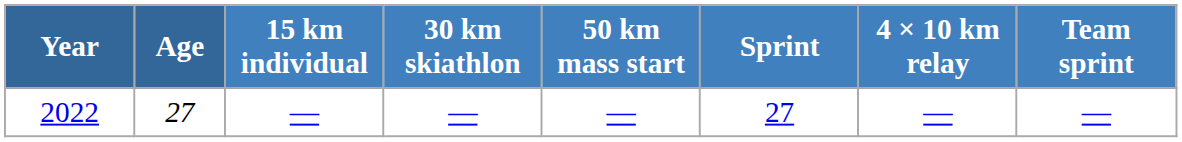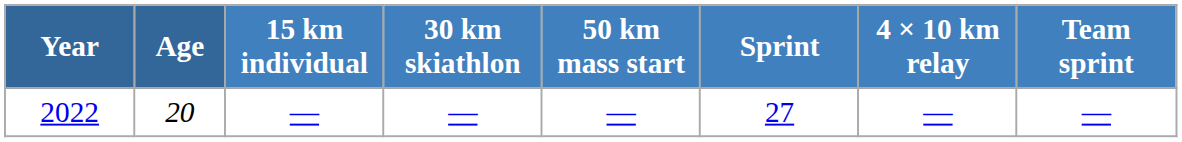(180, 111) 27 -> (180, 111) 20
